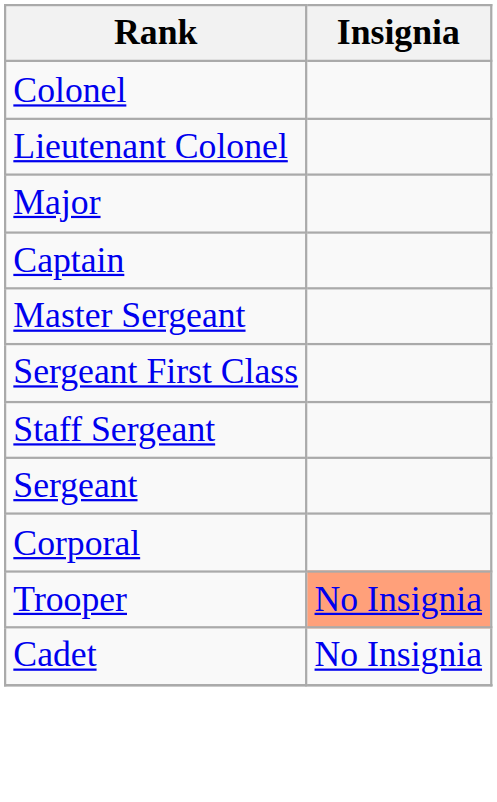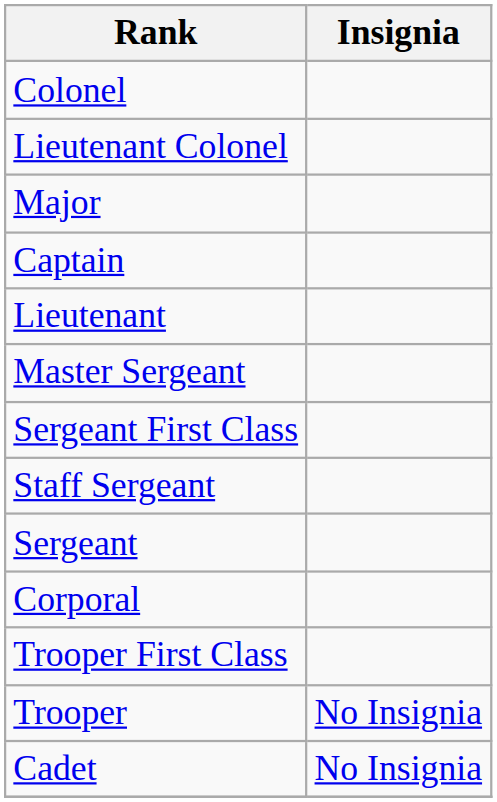+ row: (90, 315)
+ row: (150, 655)
(398, 598) lightsalmon background -> (398, 711) no background
